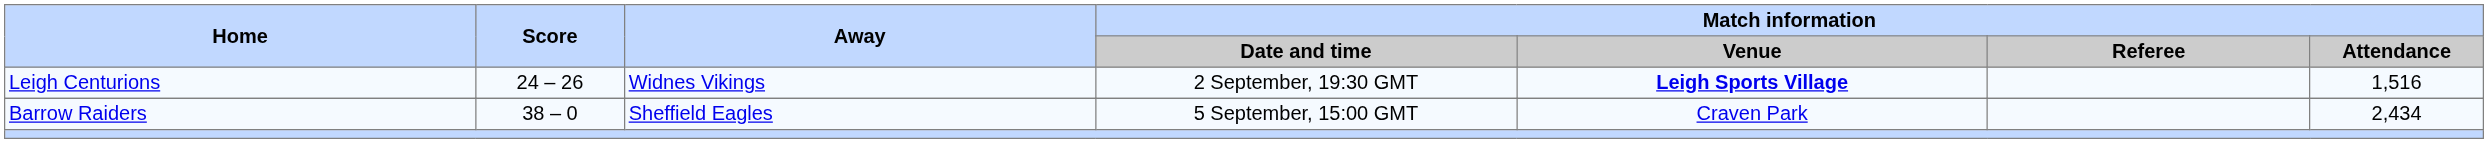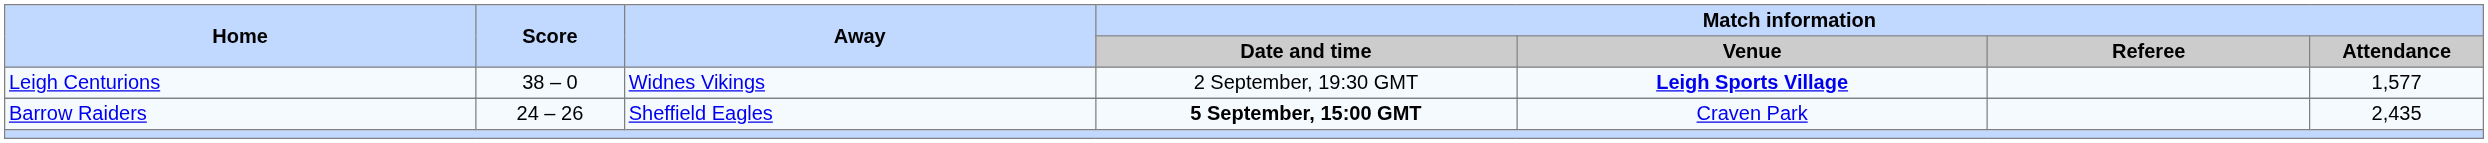(550, 82) 24 – 26 -> (550, 82) 38 – 0
(2397, 82) 1,516 -> (2397, 82) 1,577
(550, 113) 38 – 0 -> (550, 113) 24 – 26
(1306, 113) normal -> (1306, 113) bold
(2397, 113) 2,434 -> (2397, 113) 2,435
